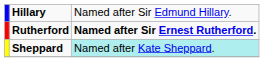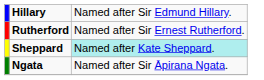(165, 30) bold -> (159, 30) normal
+ row: (27, 65)
